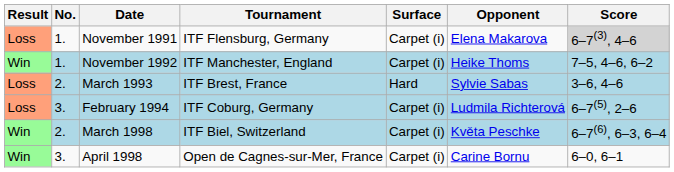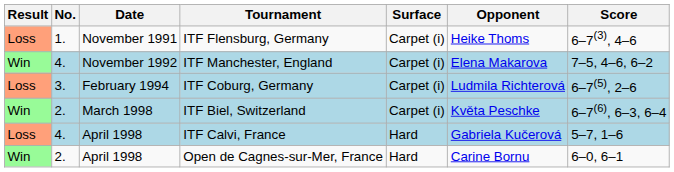(499, 38) Elena Makarova -> (490, 38) Heike Thoms
(604, 38) lightgrey background -> (604, 38) no background
(60, 61) 1. -> (60, 61) 4.
(490, 61) Heike Thoms -> (499, 61) Elena Makarova
- row: (235, 83)
+ row: (234, 133)
(60, 155) 3. -> (60, 155) 2.
(417, 155) Carpet (i) -> (403, 155) Hard
